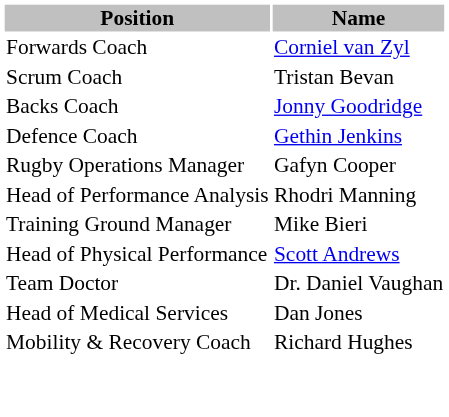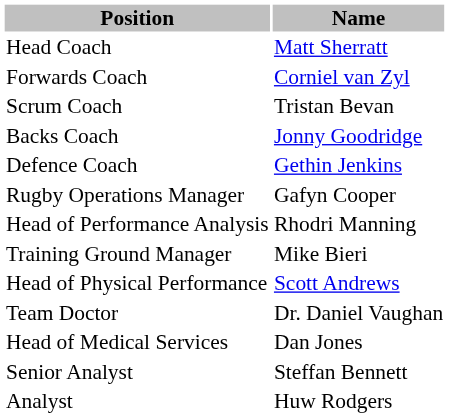+ row: (59, 47)
- row: (128, 342)
+ row: (69, 371)
+ row: (39, 401)
